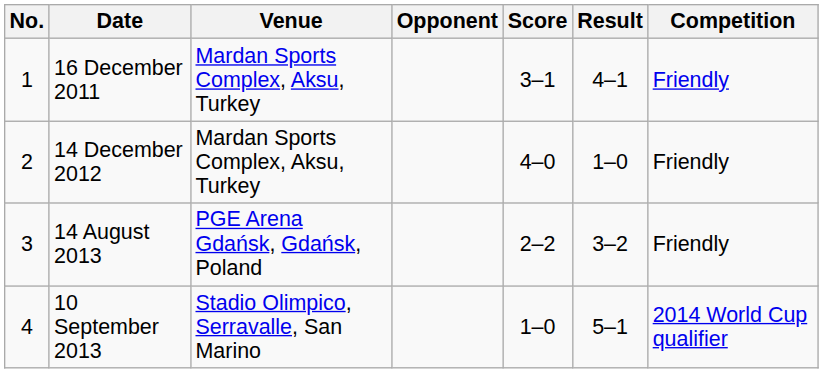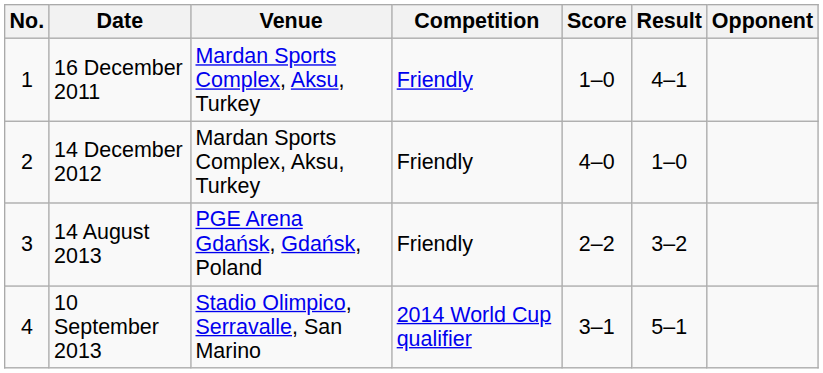columns swapped: (447, 21) <-> (733, 21)
(538, 79) 3–1 -> (597, 79) 1–0
(538, 326) 1–0 -> (597, 326) 3–1
